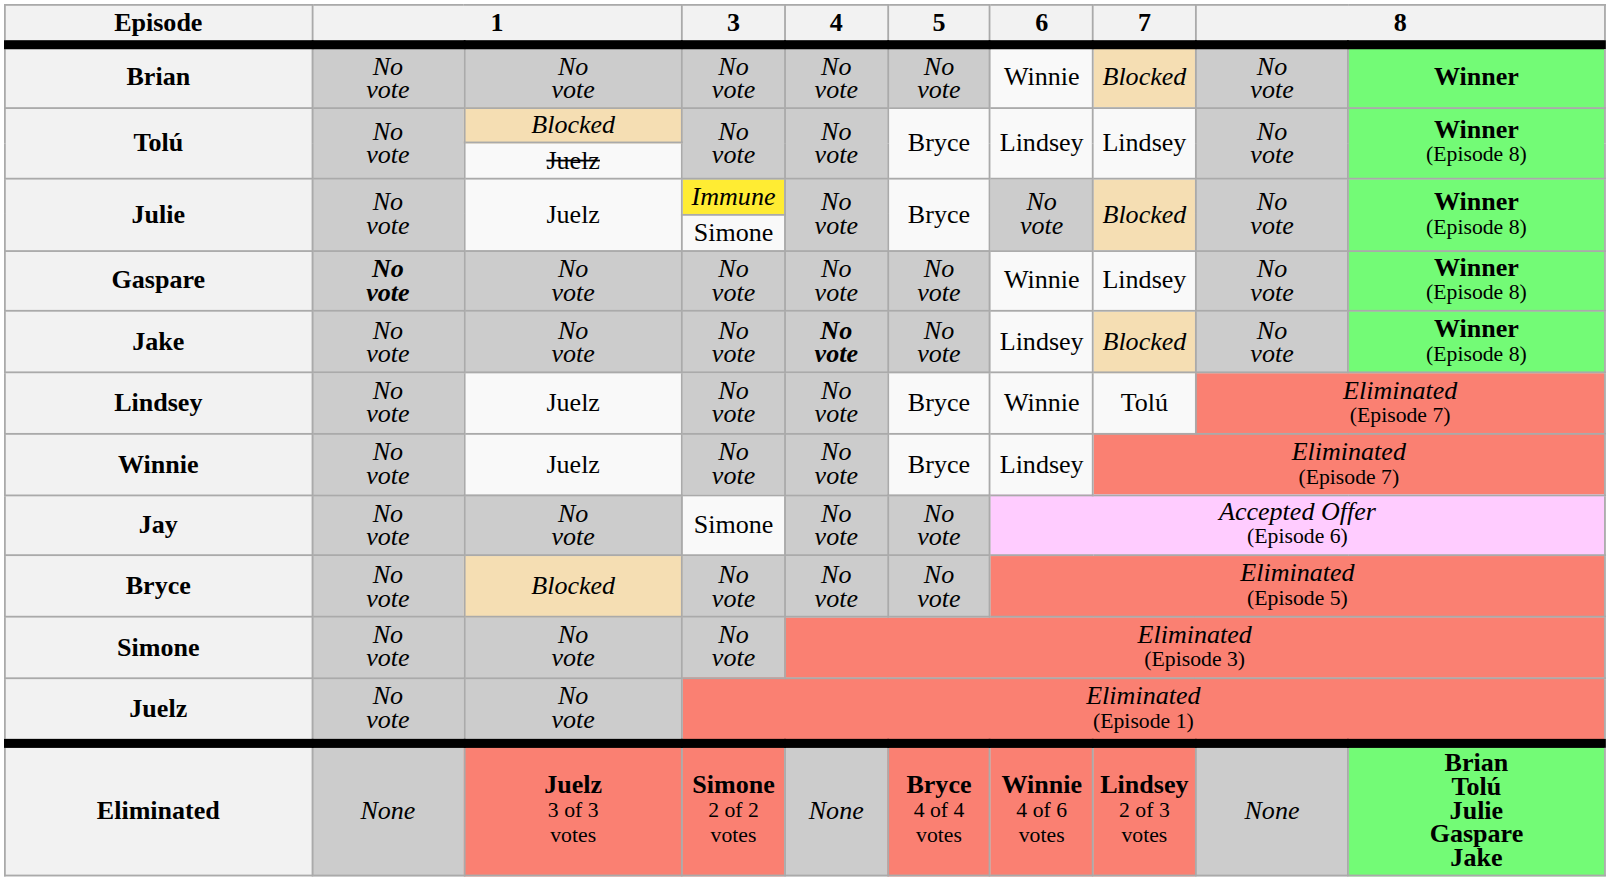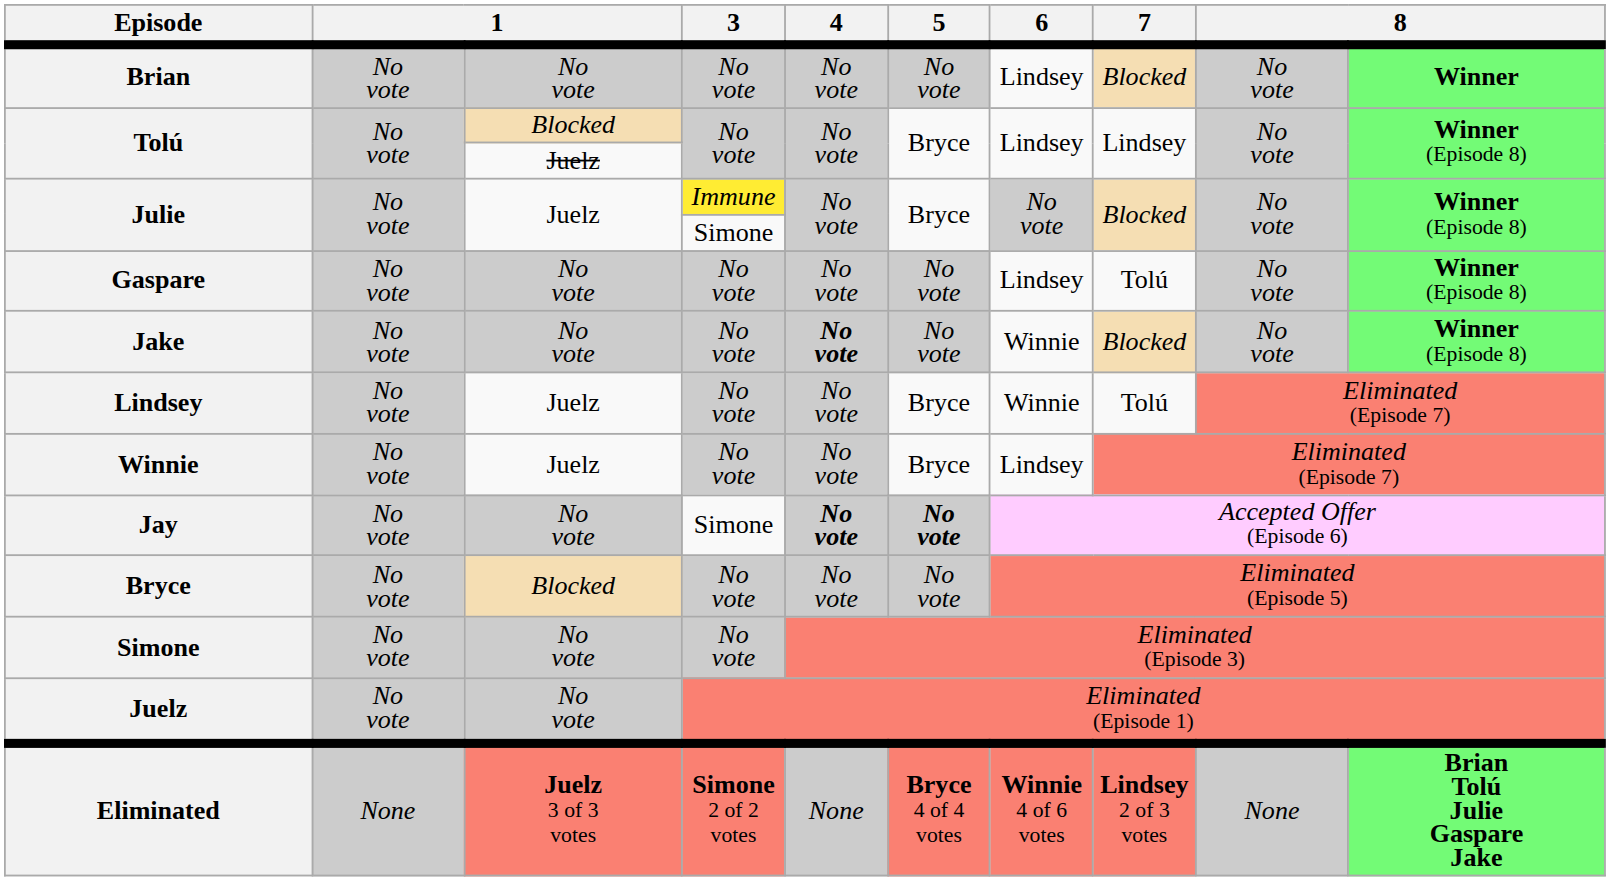(1042, 77) Winnie -> (1042, 77) Lindsey
(388, 280) bold -> (388, 280) normal
(1042, 280) Winnie -> (1042, 280) Lindsey
(1144, 280) Lindsey -> (1144, 280) Tolú
(1042, 341) Lindsey -> (1042, 341) Winnie
(836, 525) normal -> (836, 525) bold
(939, 525) normal -> (939, 525) bold
